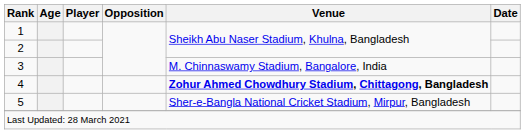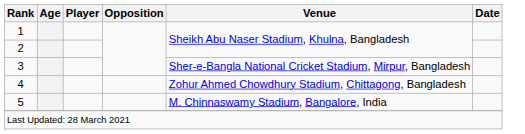(278, 66) M. Chinnaswamy Stadium, Bangalore, India -> (320, 66) Sher-e-Bangla National Cricket Stadium, Mirpur, Bangladesh
(329, 84) bold -> (317, 84) normal
(320, 102) Sher-e-Bangla National Cricket Stadium, Mirpur, Bangladesh -> (278, 102) M. Chinnaswamy Stadium, Bangalore, India
